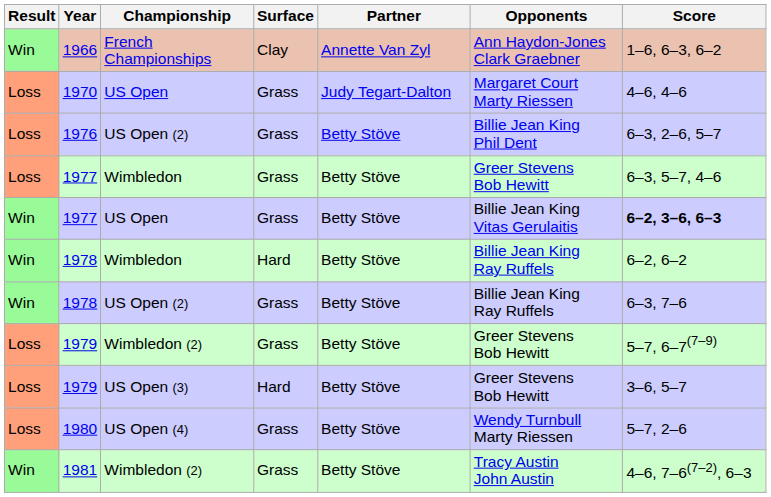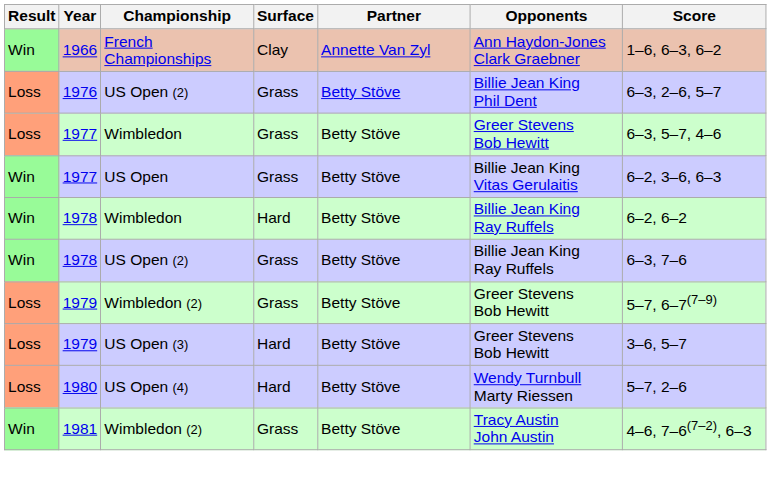- row: (80, 92)
(674, 218) bold -> (674, 176) normal
(278, 428) Grass -> (274, 386) Hard
